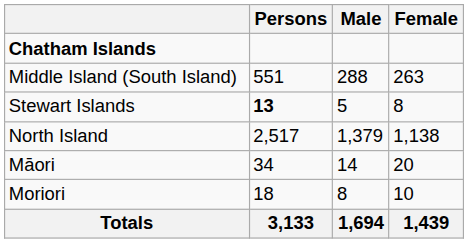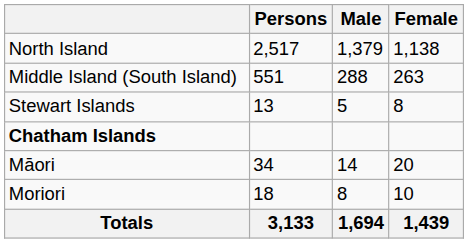rows swapped: (58, 135) <-> (82, 48)
(263, 106) bold -> (263, 106) normal
